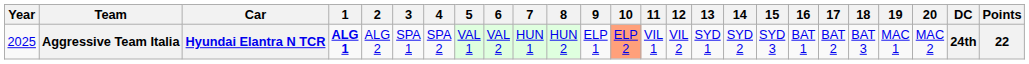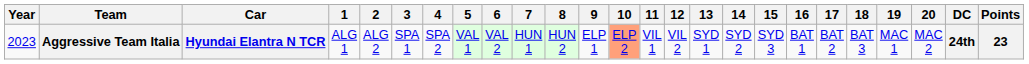(22, 41) 2025 -> (22, 41) 2023
(345, 41) bold -> (344, 41) normal
(1002, 41) 22 -> (1001, 41) 23
